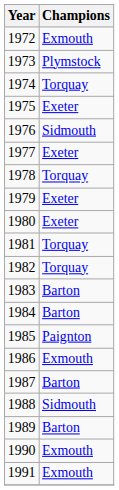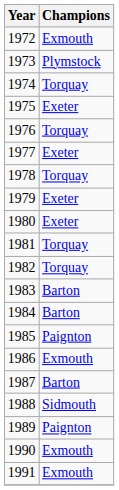(69, 129) Sidmouth -> (65, 129) Torquay
(61, 427) Barton -> (67, 427) Paignton
